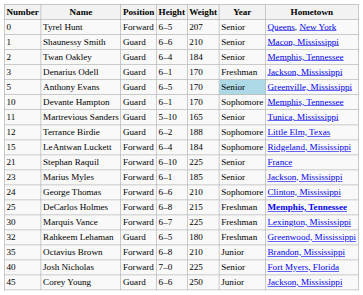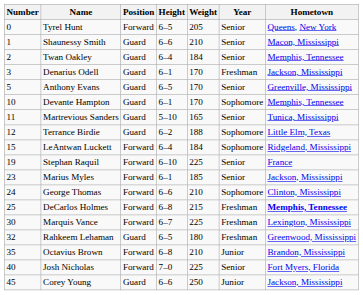(196, 27) 207 -> (196, 27) 205
(233, 87) lightblue background -> (233, 87) no background
(11, 162) 21 -> (11, 162) 19
